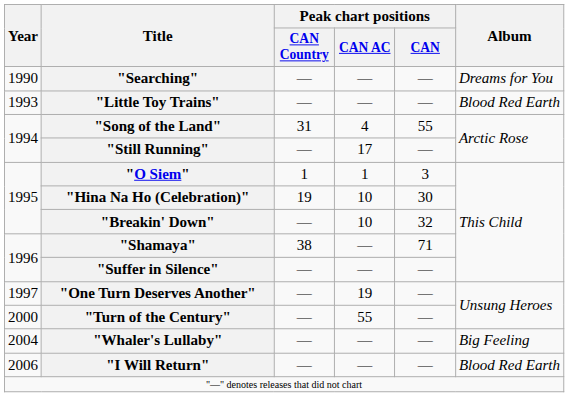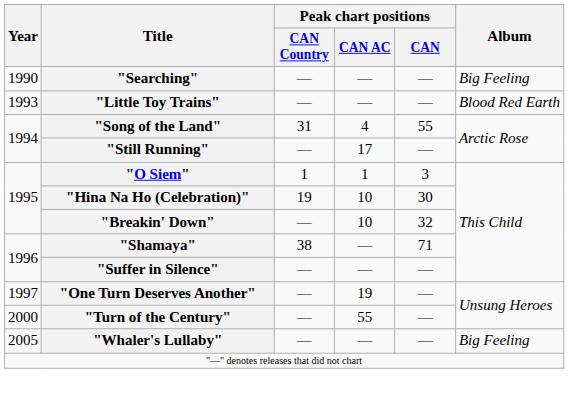(506, 78) Dreams for You -> (494, 78) Big Feeling
(23, 340) 2004 -> (23, 340) 2005
- row: (158, 364)
